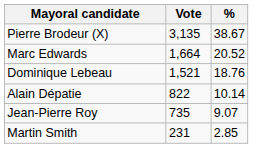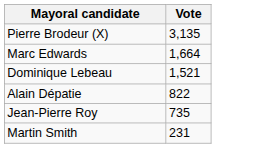- column: (229, 14)
